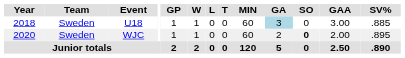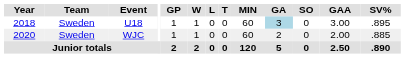(381, 22) .885 -> (381, 22) .895
(306, 35) bold -> (306, 35) normal
(381, 35) .895 -> (381, 35) .885
